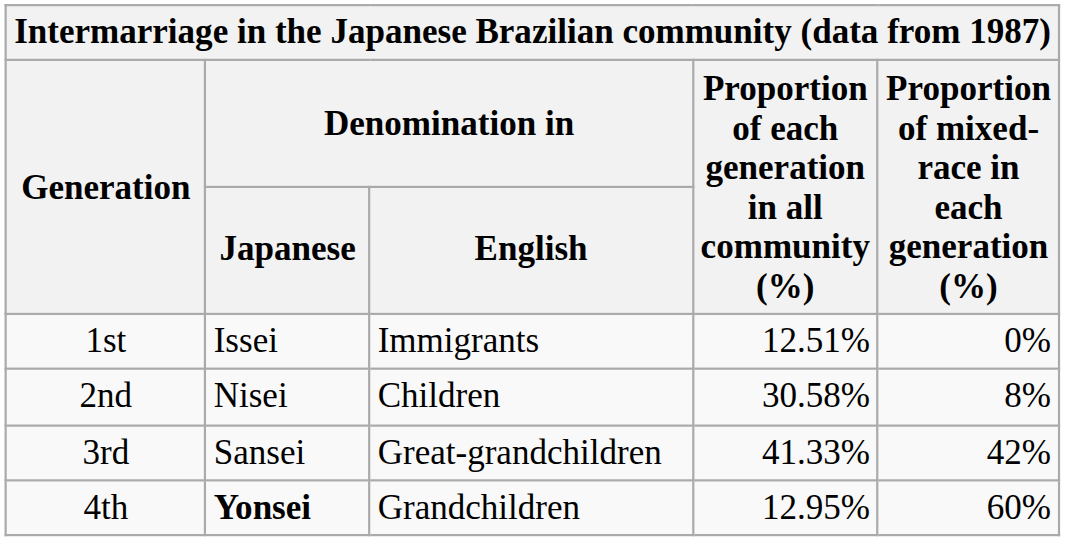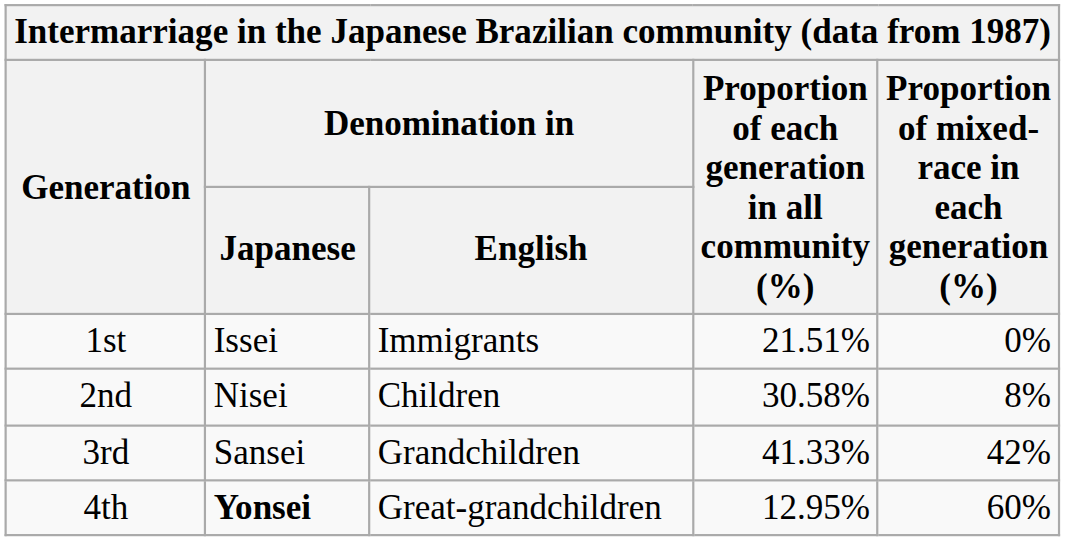(816, 340) 12.51% -> (816, 340) 21.51%
(520, 451) Great-grandchildren -> (479, 451) Grandchildren
(479, 507) Grandchildren -> (520, 507) Great-grandchildren
